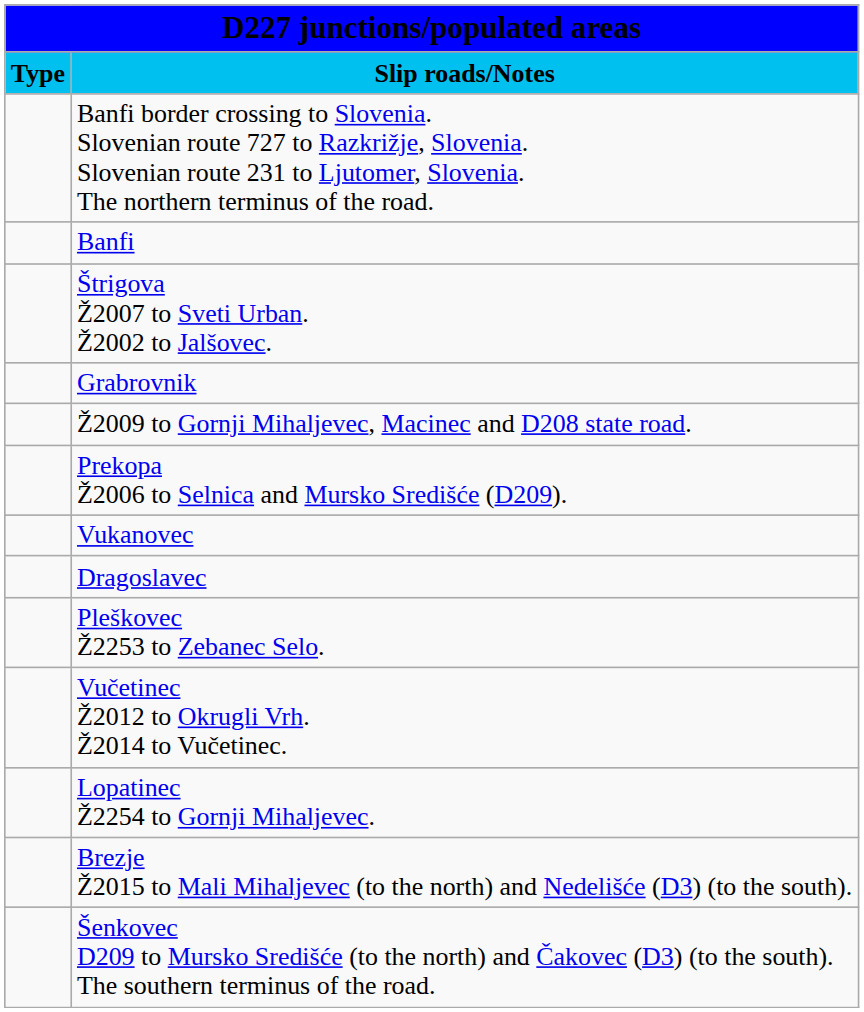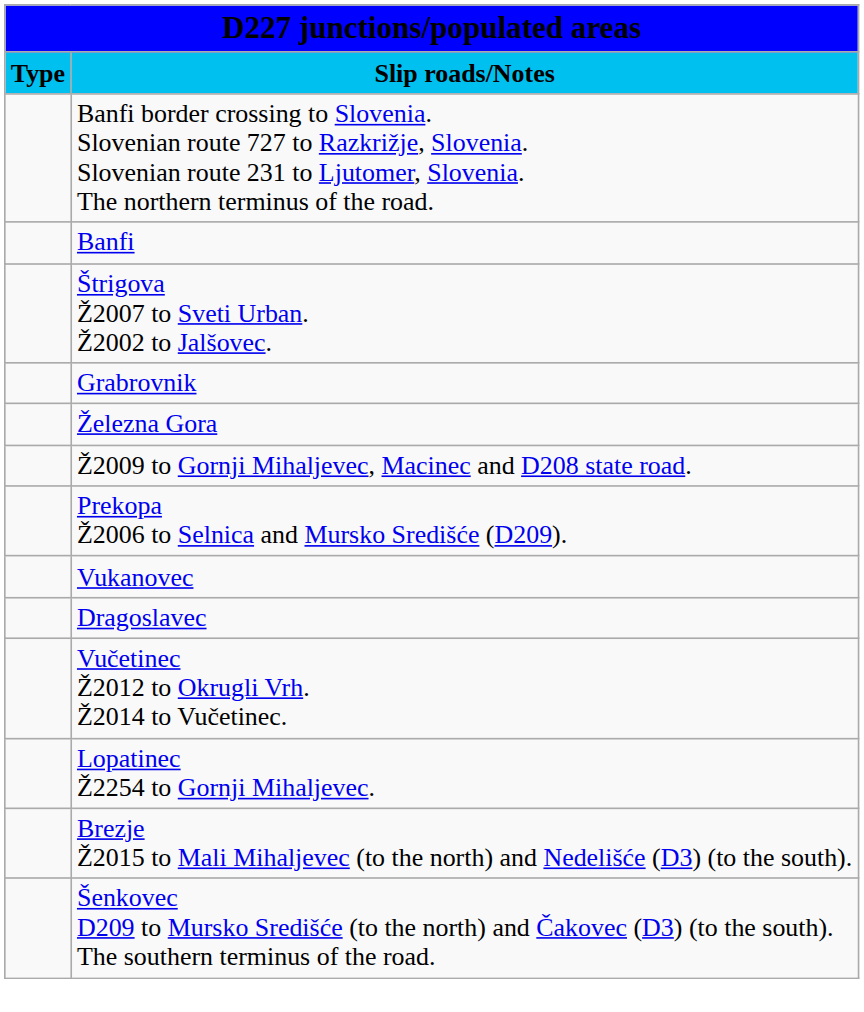+ row: (147, 423)
- row: (201, 632)
